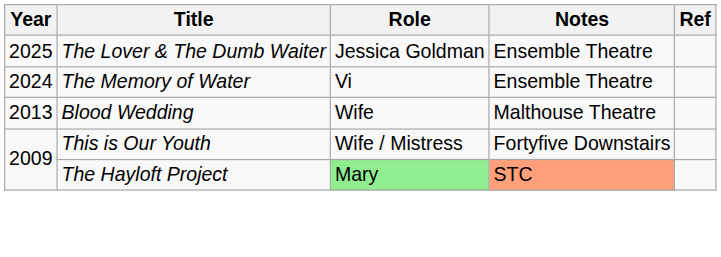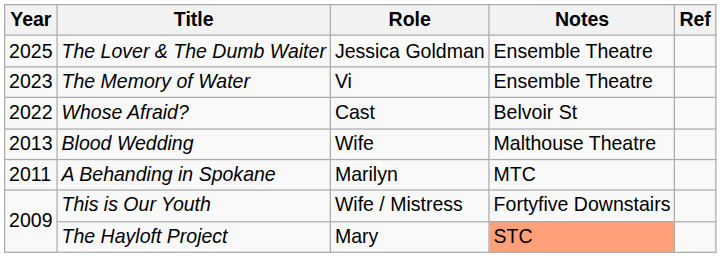(31, 81) 2024 -> (31, 81) 2023
+ row: (125, 112)
+ row: (169, 174)
(357, 174) lightgreen background -> (357, 236) no background
